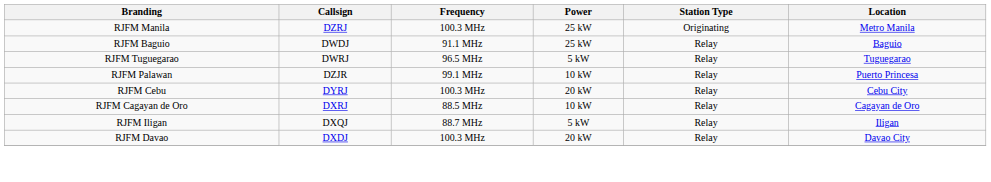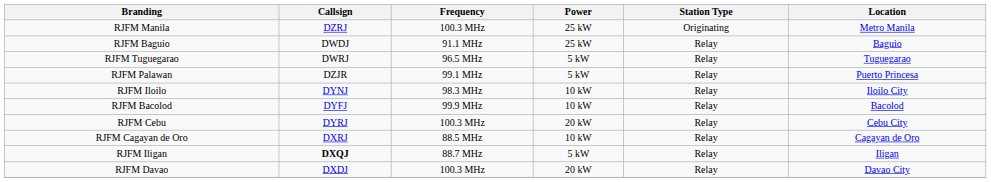(578, 75) 10 kW -> (578, 75) 5 kW
+ row: (142, 91)
+ row: (142, 106)
(335, 122) normal -> (335, 153) bold
